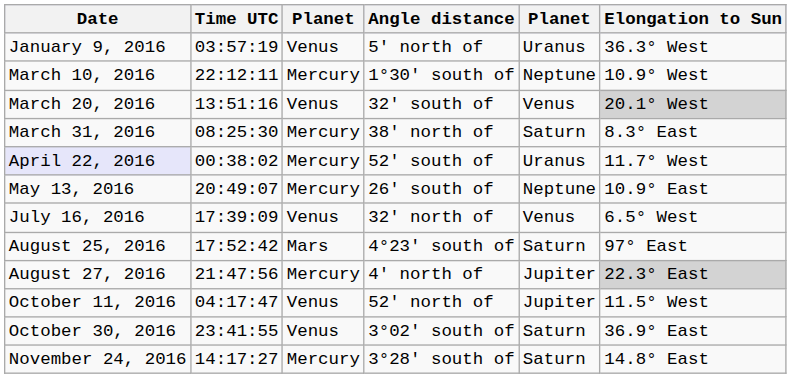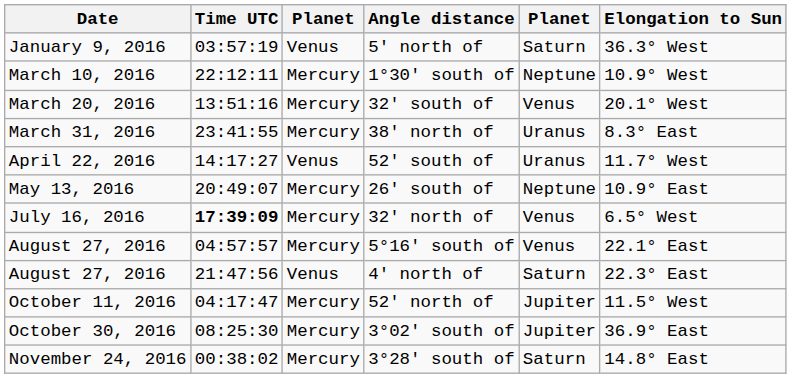(554, 47) Uranus -> (554, 47) Saturn
(313, 104) Venus -> (323, 104) Mercury
(657, 104) lightgrey background -> (657, 104) no background
(237, 132) 08:25:30 -> (237, 132) 23:41:55
(554, 132) Saturn -> (554, 132) Uranus
(82, 161) lavender background -> (82, 161) no background
(237, 161) 00:38:02 -> (237, 161) 14:17:27
(323, 161) Mercury -> (313, 161) Venus
(237, 218) normal -> (237, 218) bold
(313, 218) Venus -> (323, 218) Mercury
- row: (441, 246)
+ row: (441, 246)
(323, 274) Mercury -> (313, 274) Venus
(559, 274) Jupiter -> (554, 274) Saturn
(657, 274) lightgrey background -> (657, 274) no background
(313, 303) Venus -> (323, 303) Mercury
(237, 331) 23:41:55 -> (237, 331) 08:25:30
(313, 331) Venus -> (323, 331) Mercury
(554, 331) Saturn -> (559, 331) Jupiter
(237, 360) 14:17:27 -> (237, 360) 00:38:02
